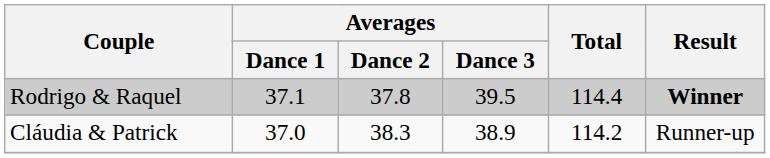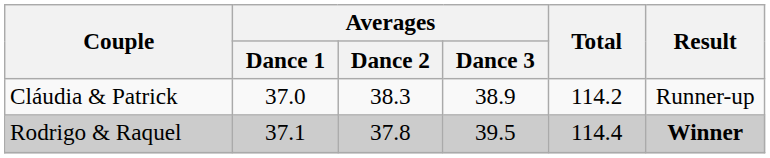rows swapped: (96, 96) <-> (94, 133)
